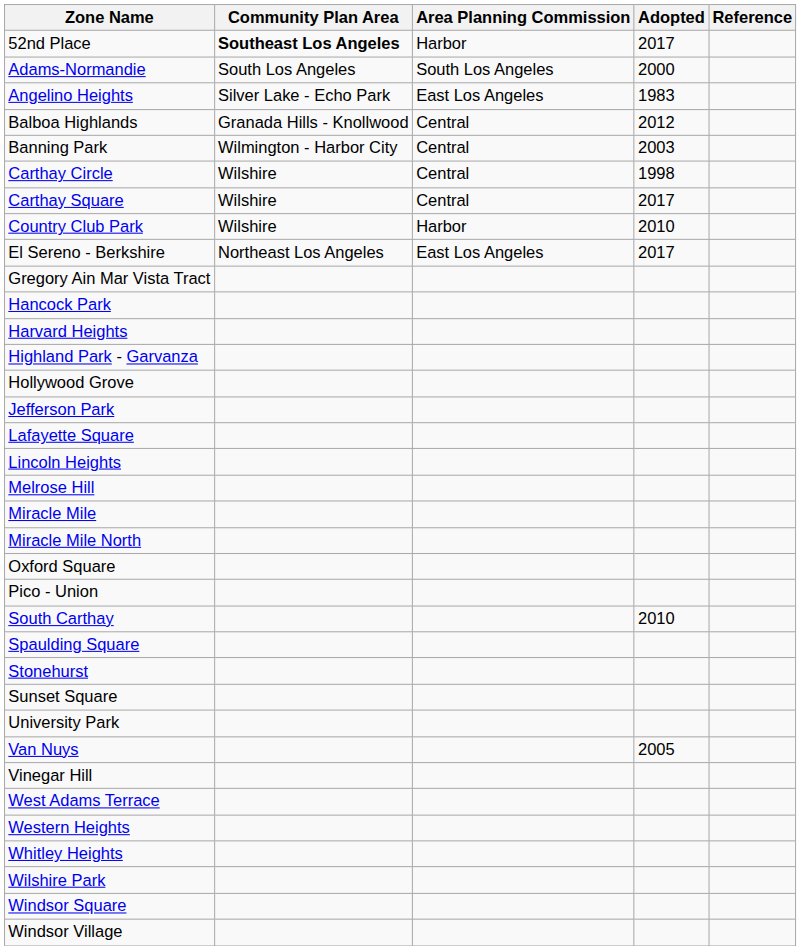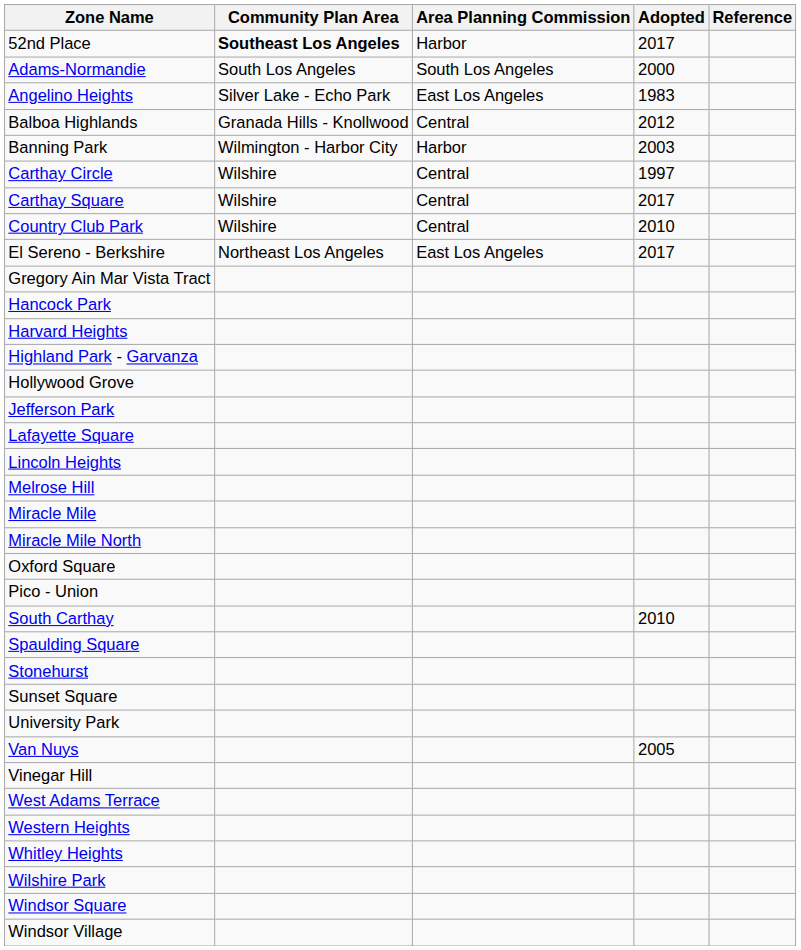(443, 148) Central -> (441, 148) Harbor
(656, 174) 1998 -> (656, 174) 1997
(441, 226) Harbor -> (443, 226) Central
